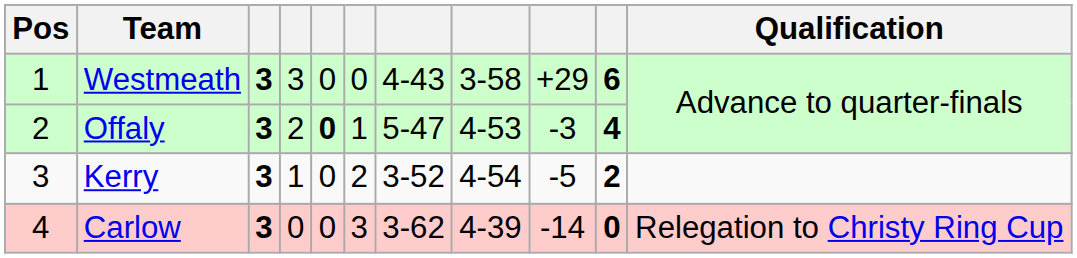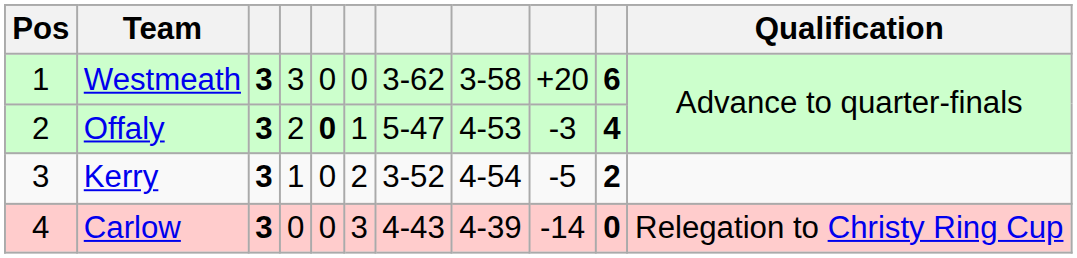(414, 78) 4-43 -> (414, 78) 3-62
(563, 78) +29 -> (563, 78) +20
(414, 227) 3-62 -> (414, 227) 4-43
